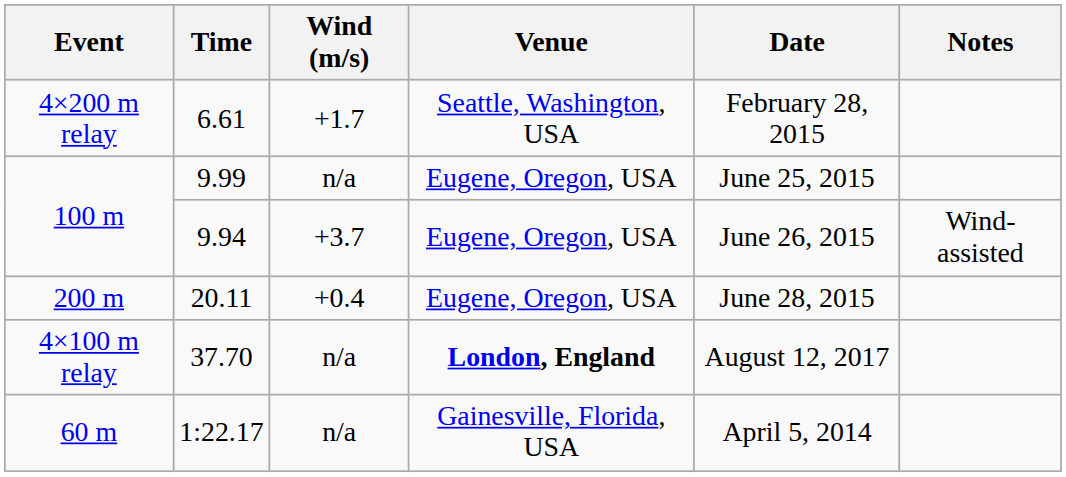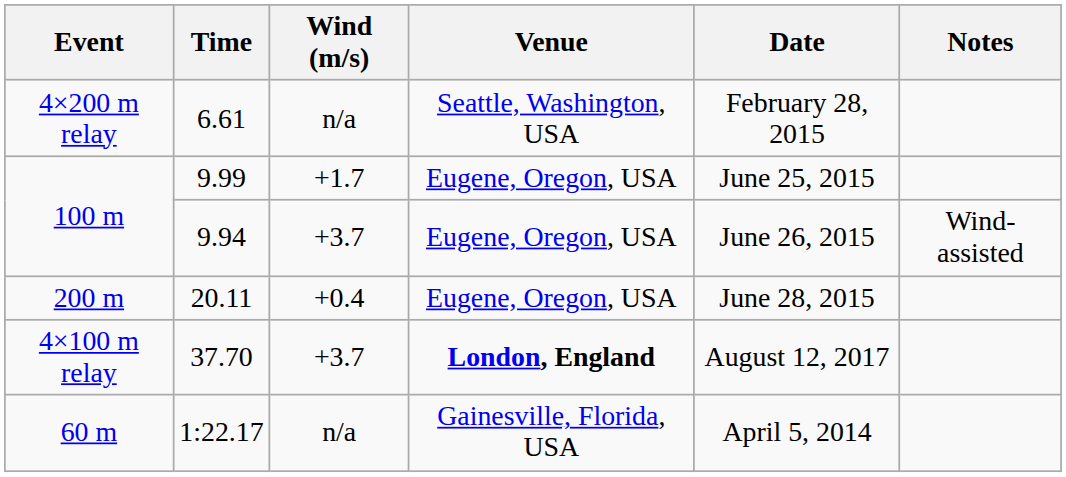(339, 117) +1.7 -> (339, 117) n/a
(339, 177) n/a -> (339, 177) +1.7
(339, 356) n/a -> (339, 356) +3.7
